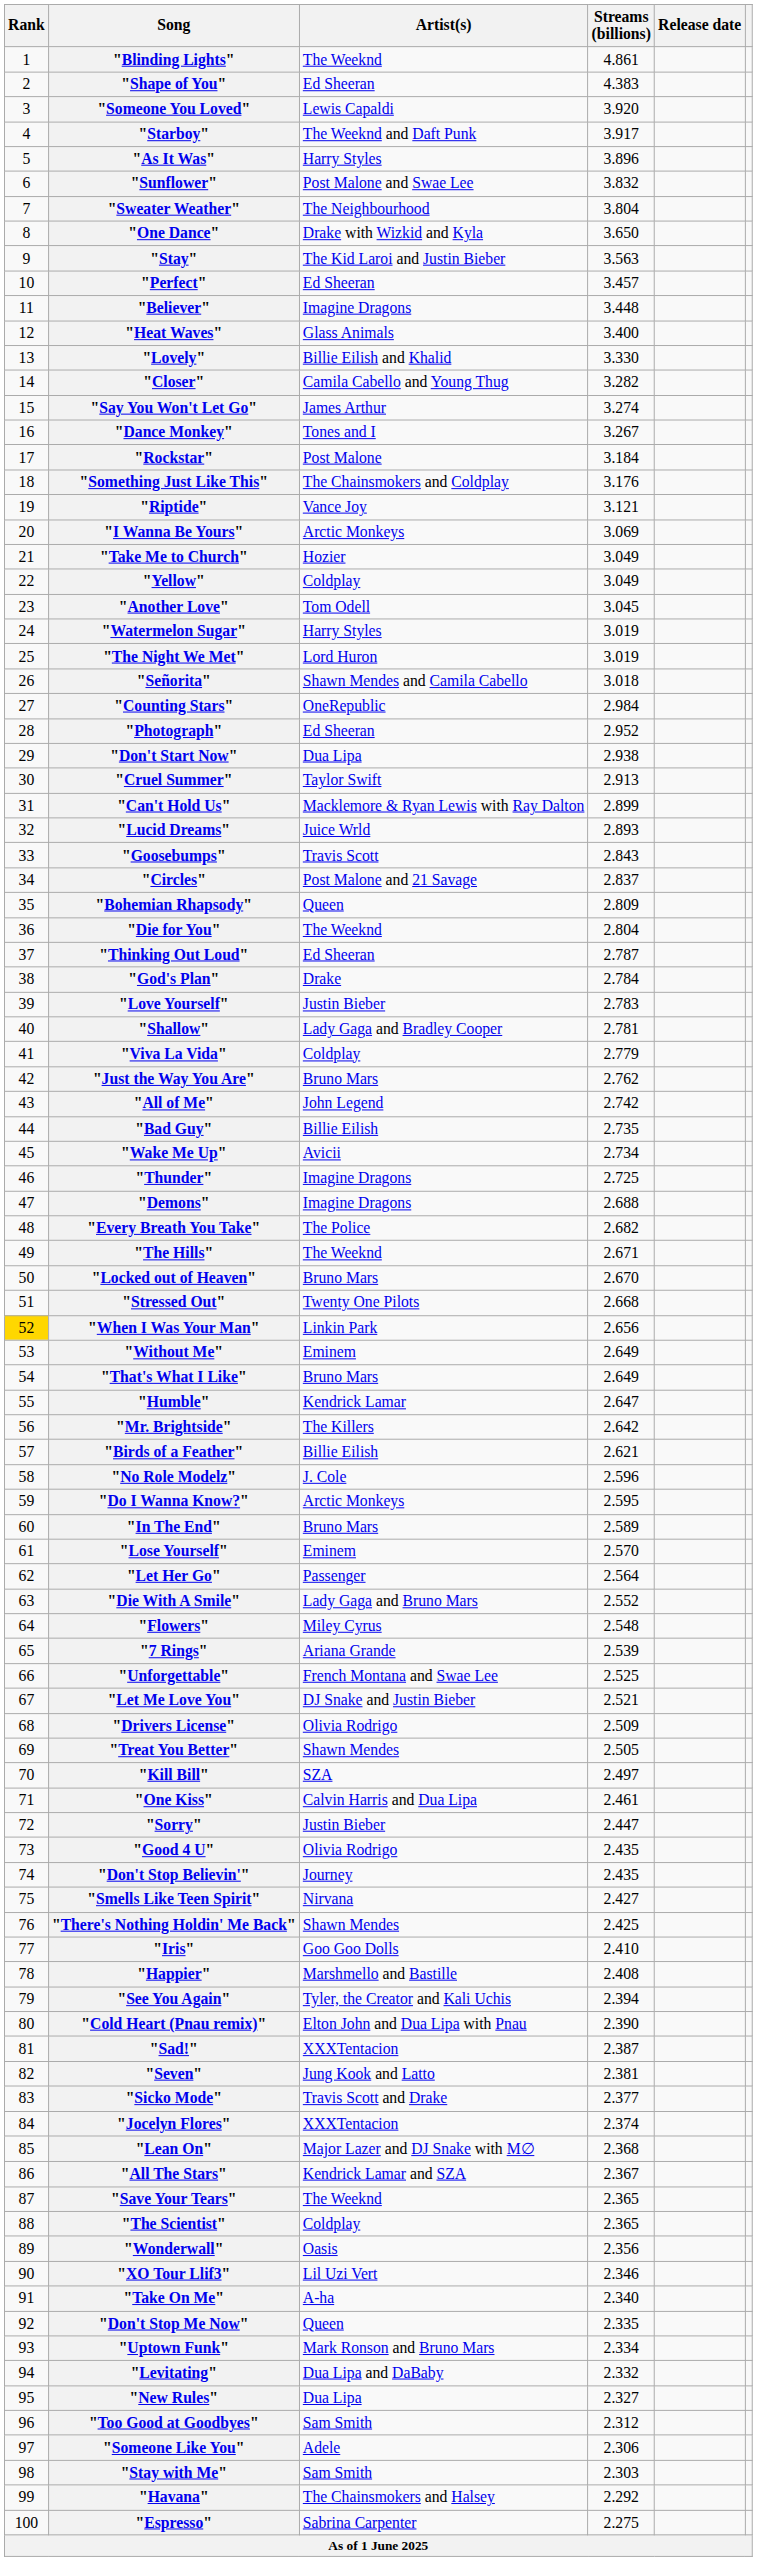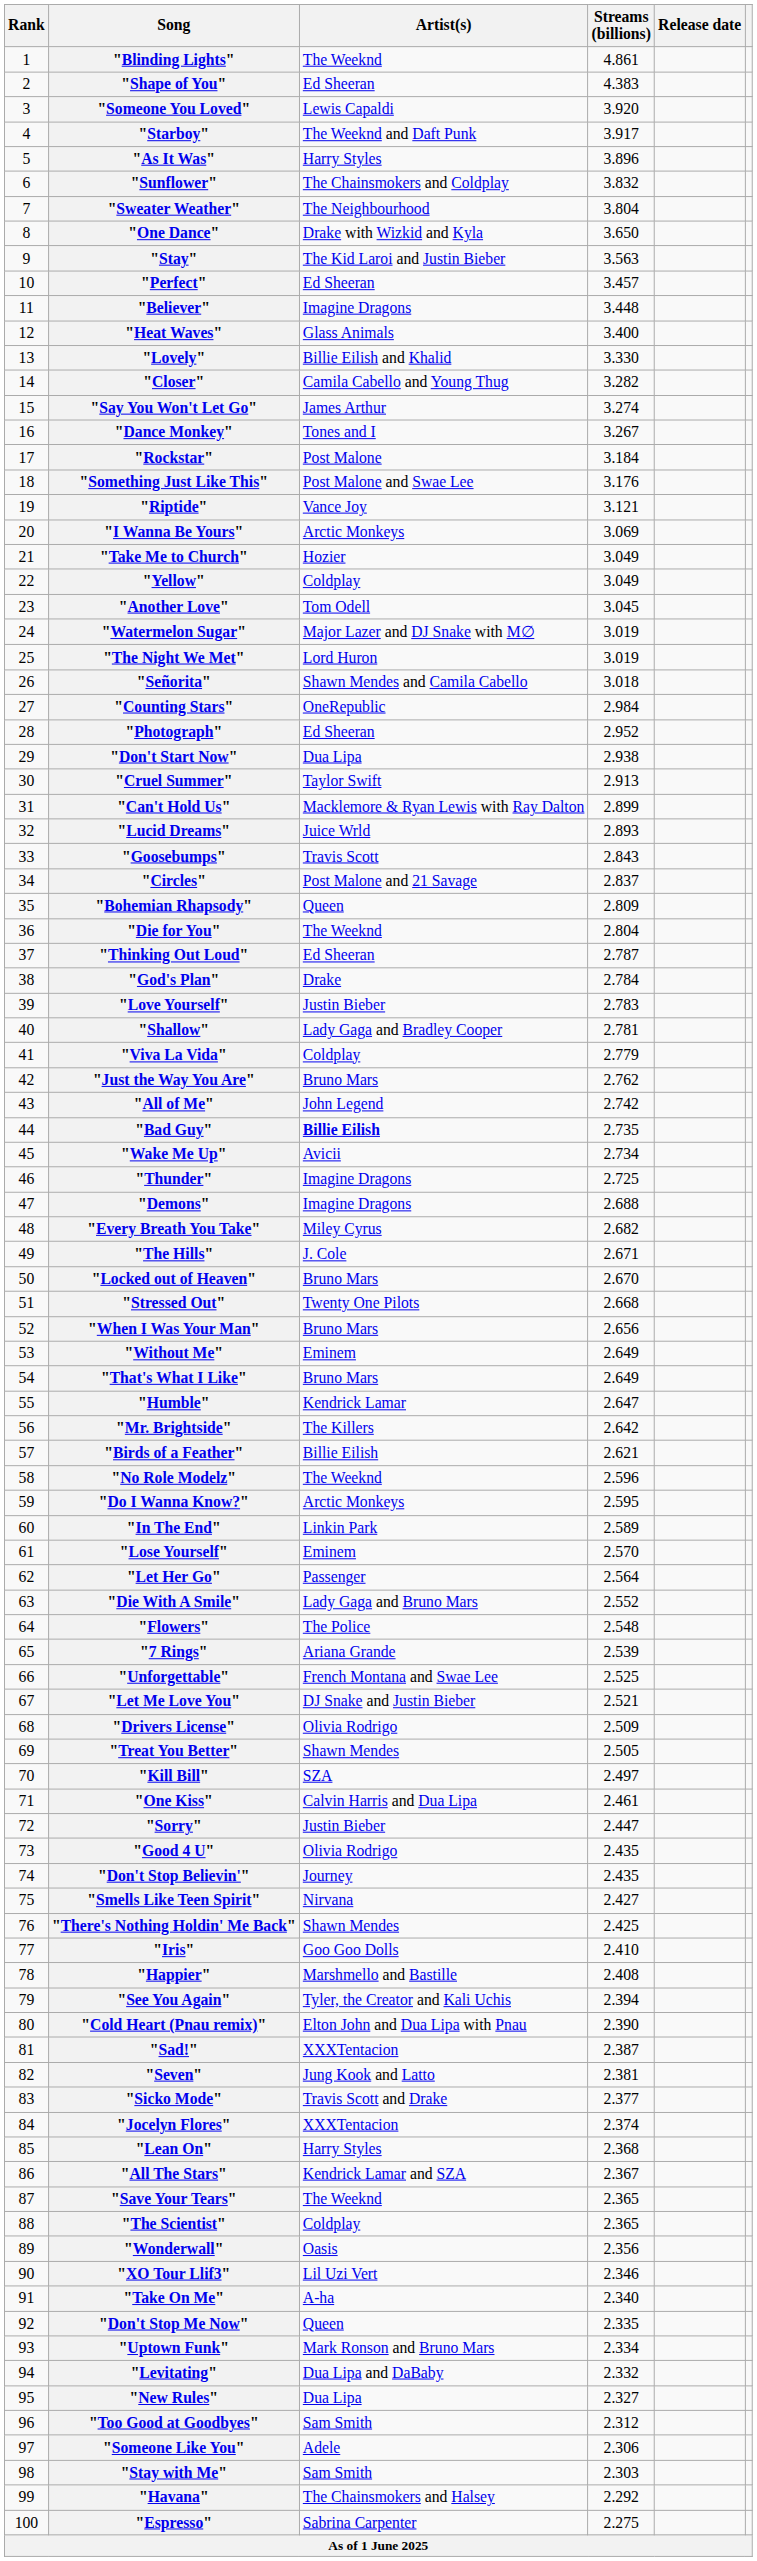(388, 183) Post Malone and Swae Lee -> (406, 183) The Chainsmokers and Coldplay
(406, 482) The Chainsmokers and Coldplay -> (388, 482) Post Malone and Swae Lee
(342, 631) Harry Styles -> (419, 632) Major Lazer and DJ Snake with M∅
(340, 1128) normal -> (341, 1129) bold
(337, 1228) The Police -> (342, 1229) Miley Cyrus
(342, 1253) The Weeknd -> (325, 1254) J. Cole
(26, 1327) gold background -> (26, 1328) no background
(340, 1327) Linkin Park -> (340, 1328) Bruno Mars
(325, 1476) J. Cole -> (342, 1477) The Weeknd
(340, 1526) Bruno Mars -> (340, 1527) Linkin Park
(342, 1626) Miley Cyrus -> (337, 1627) The Police
(419, 2149) Major Lazer and DJ Snake with M∅ -> (342, 2149) Harry Styles
